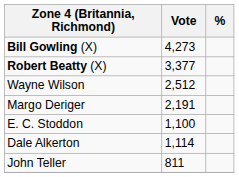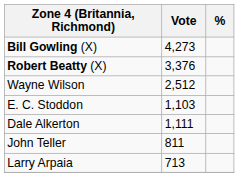(180, 66) 3,377 -> (180, 66) 3,376
- row: (46, 104)
(180, 124) 1,100 -> (180, 104) 1,103
(180, 143) 1,114 -> (179, 124) 1,111
+ row: (40, 162)
